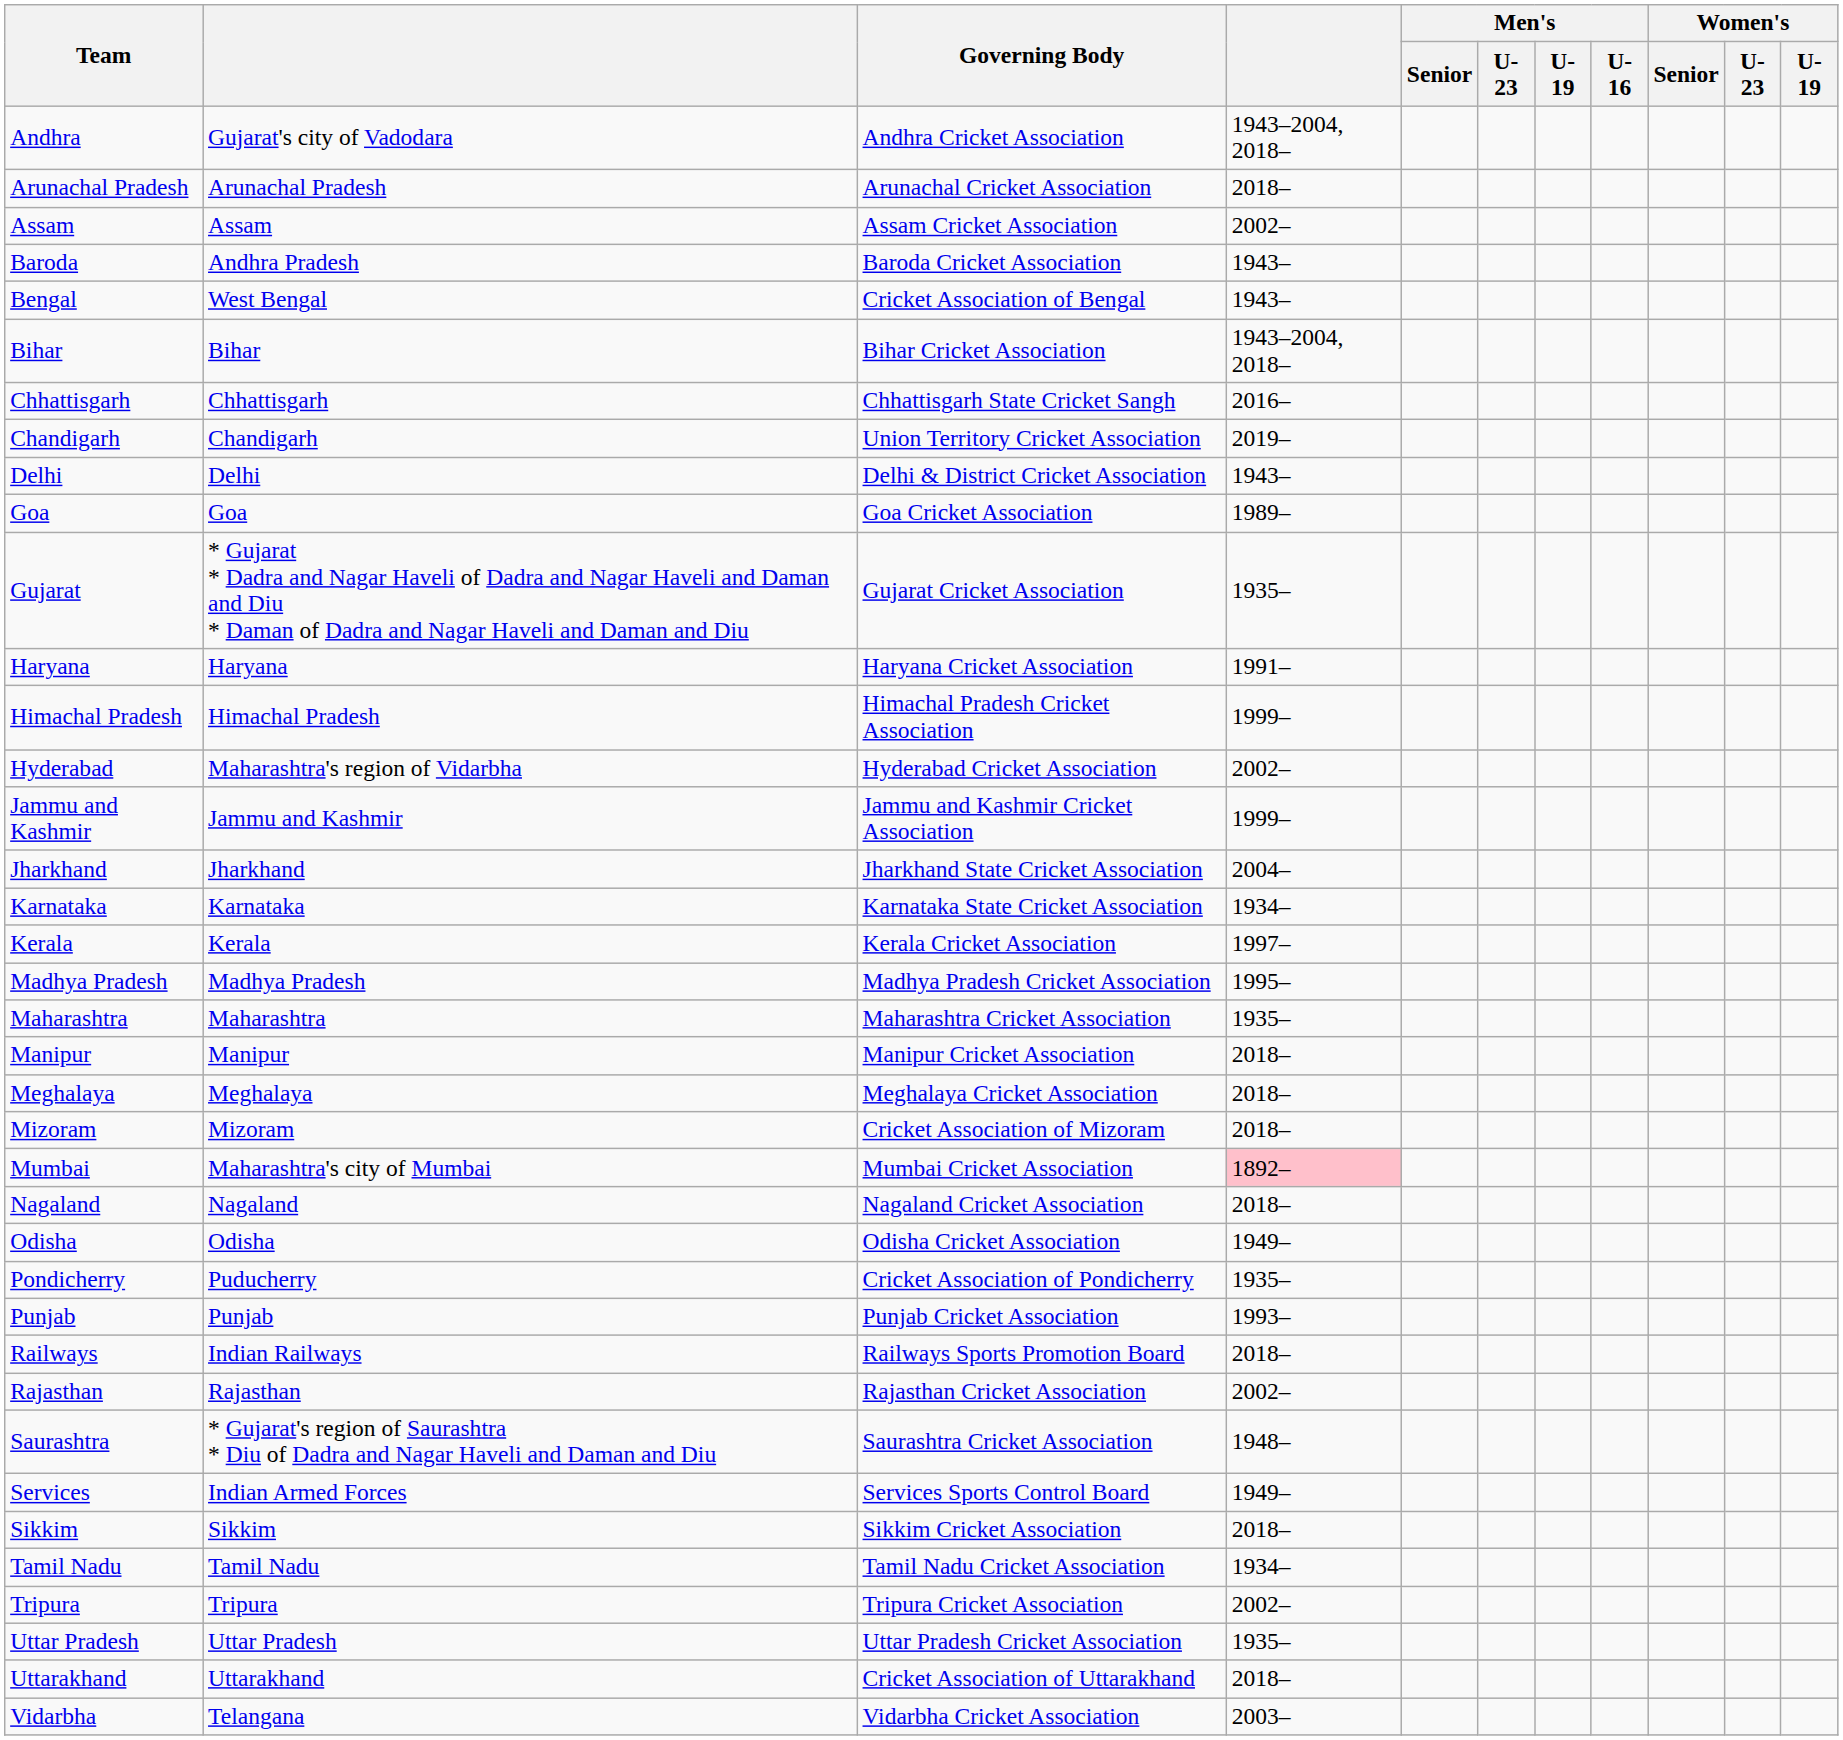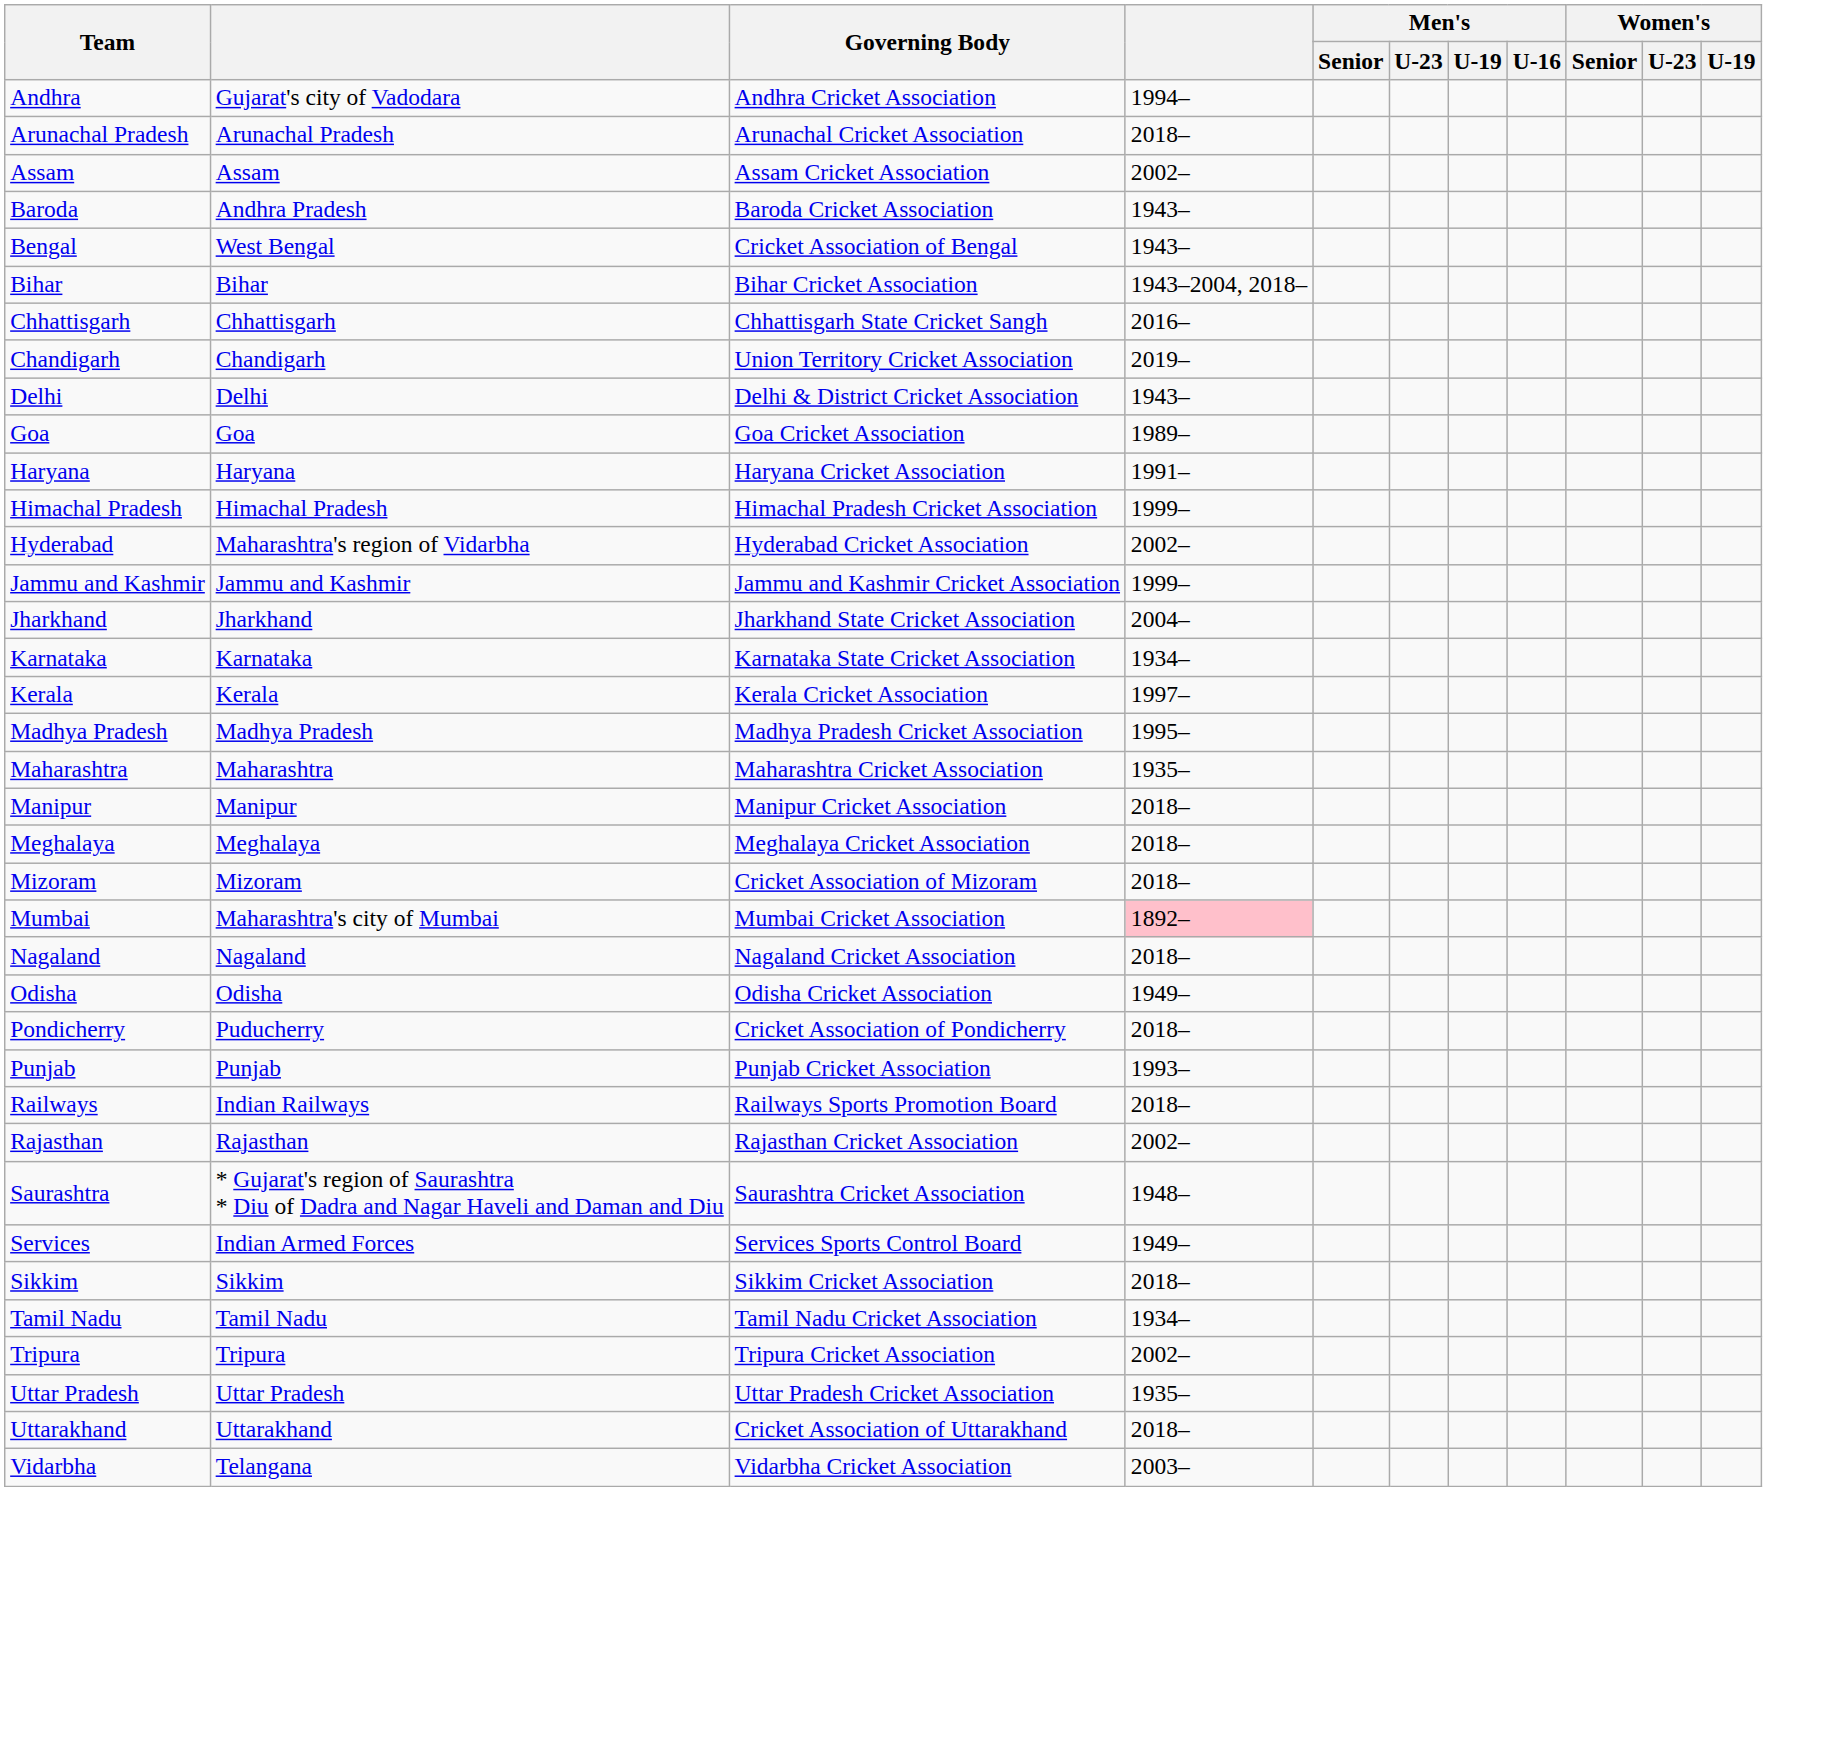(1288, 137) 1943–2004, 2018– -> (1160, 97) 1994–
- row: (45, 589)
(1261, 1279) 1935– -> (1160, 1030) 2018–
